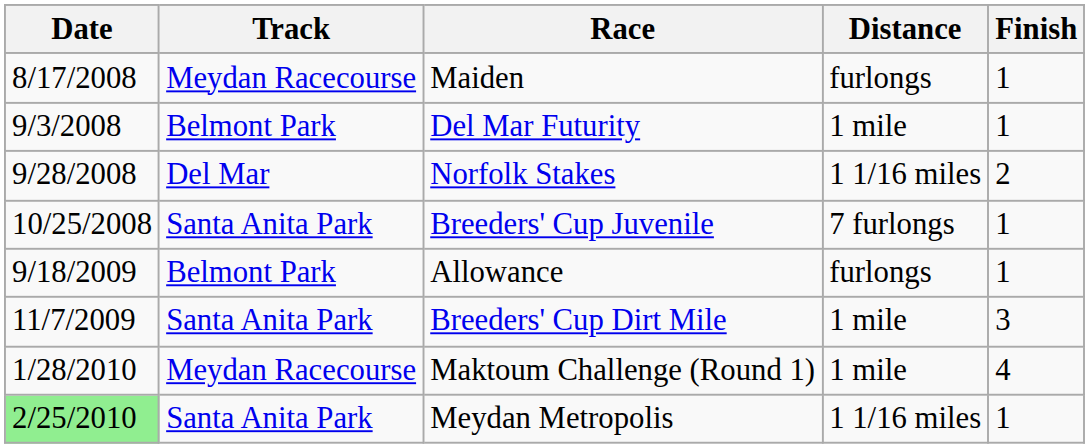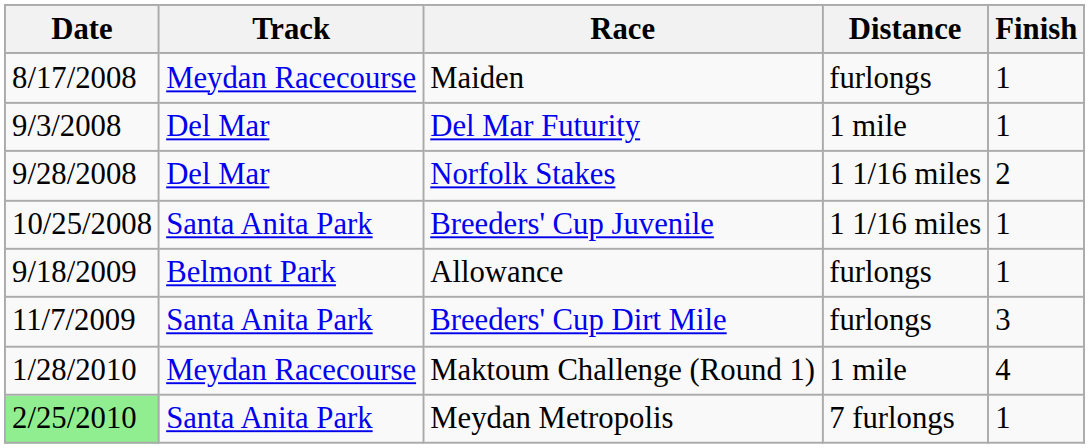(251, 126) Belmont Park -> (218, 126) Del Mar
(892, 223) 7 furlongs -> (905, 223) 1 1/16 miles
(868, 321) 1 mile -> (880, 321) furlongs
(905, 418) 1 1/16 miles -> (892, 418) 7 furlongs
